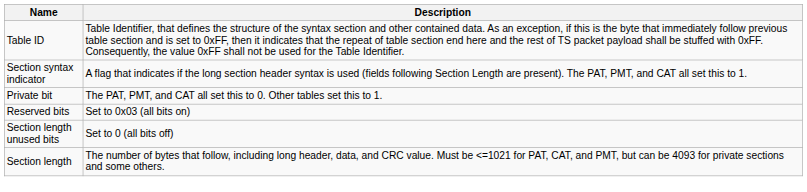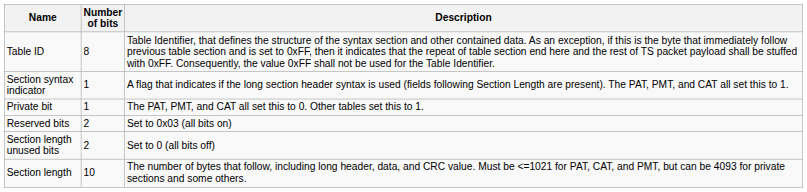+ column: (103, 18)
